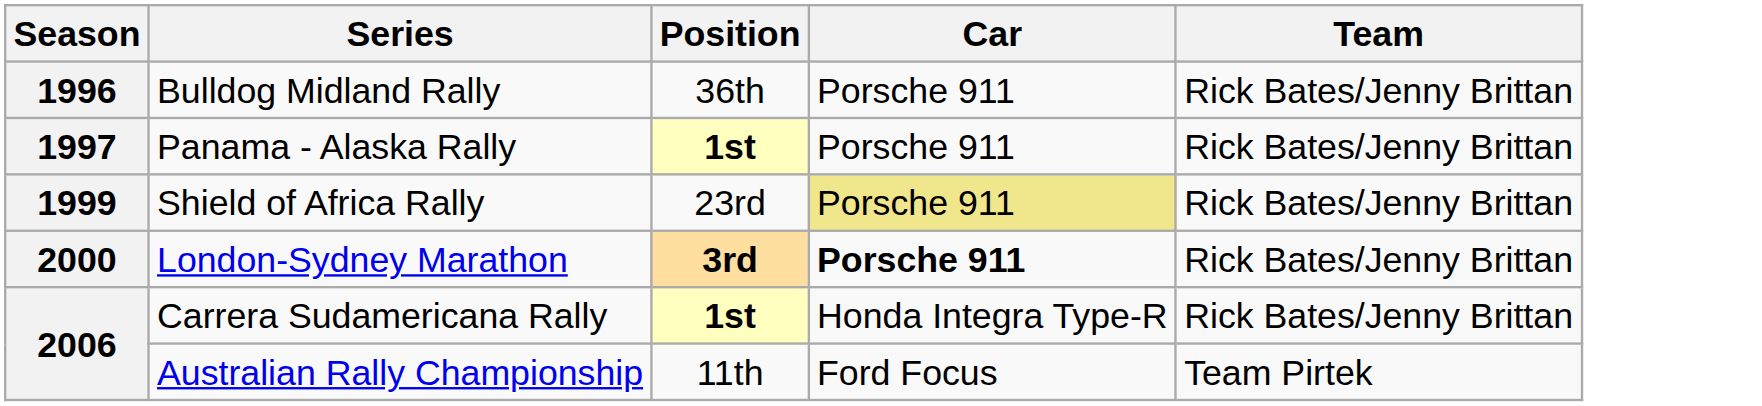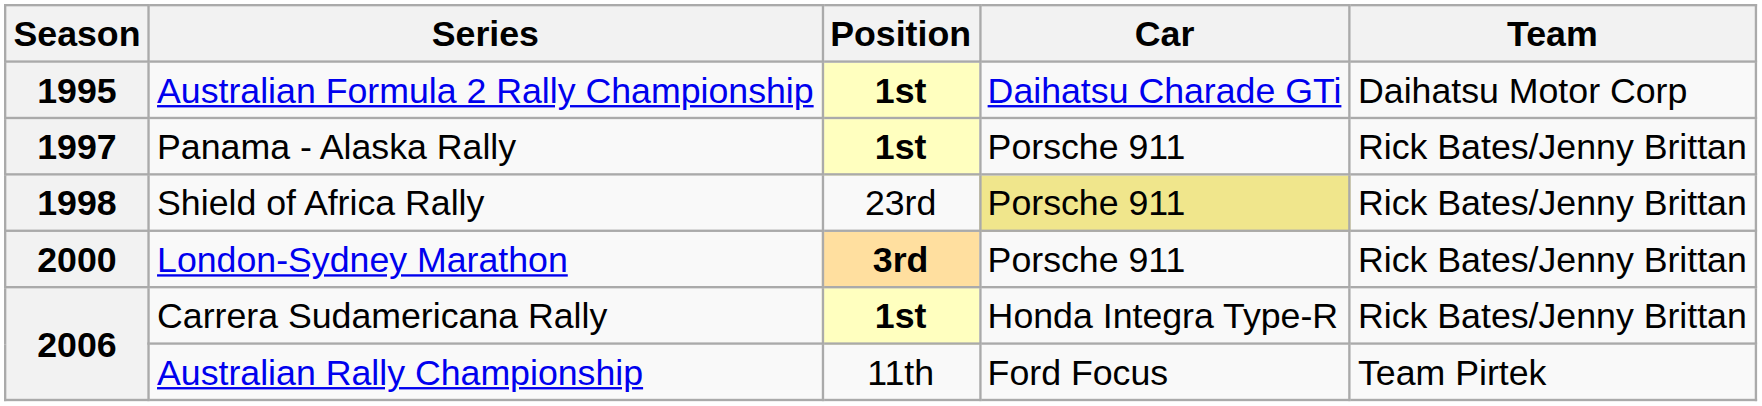+ row: (485, 90)
- row: (329, 90)
(77, 203) 1999 -> (77, 203) 1998
(921, 260) bold -> (1087, 260) normal
